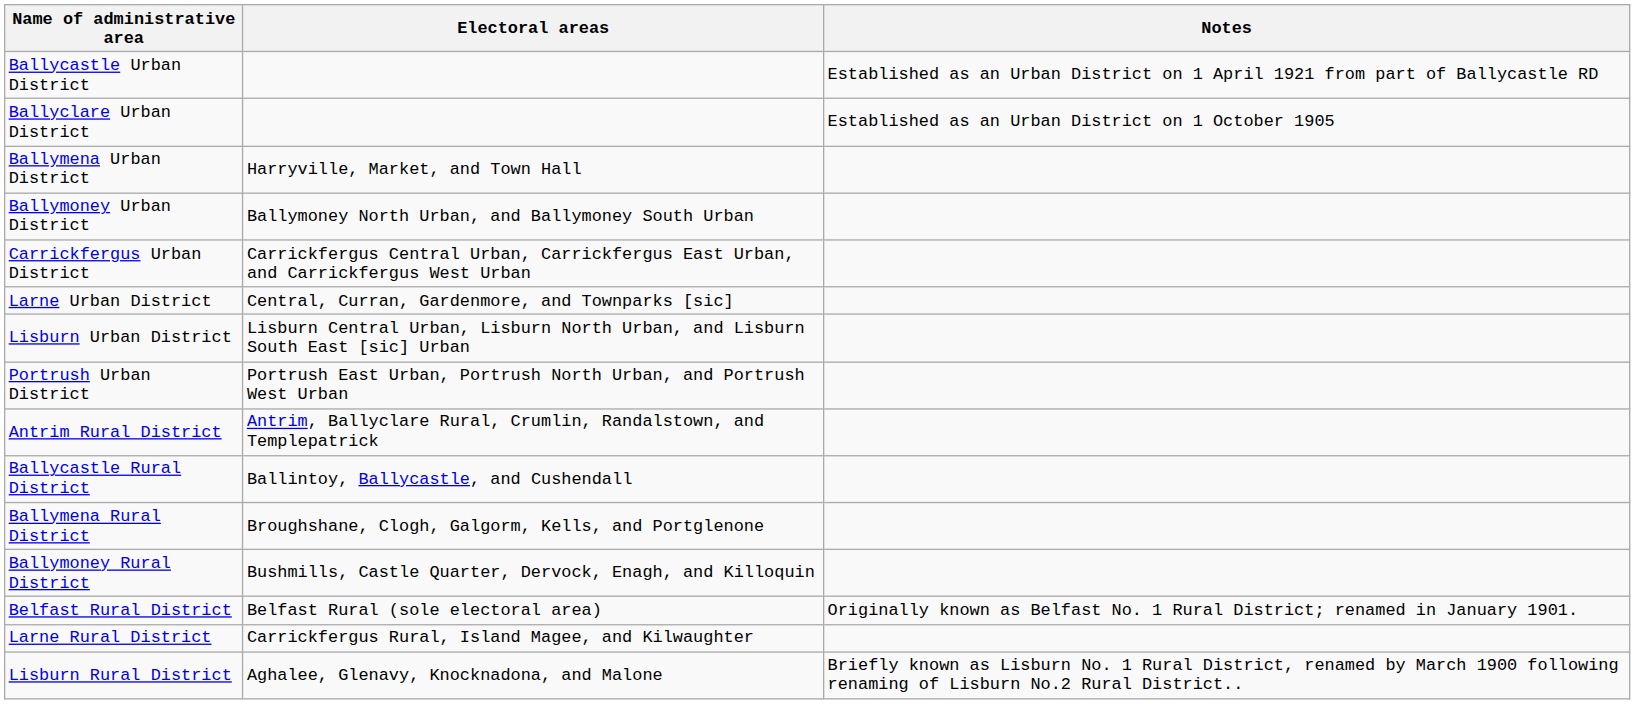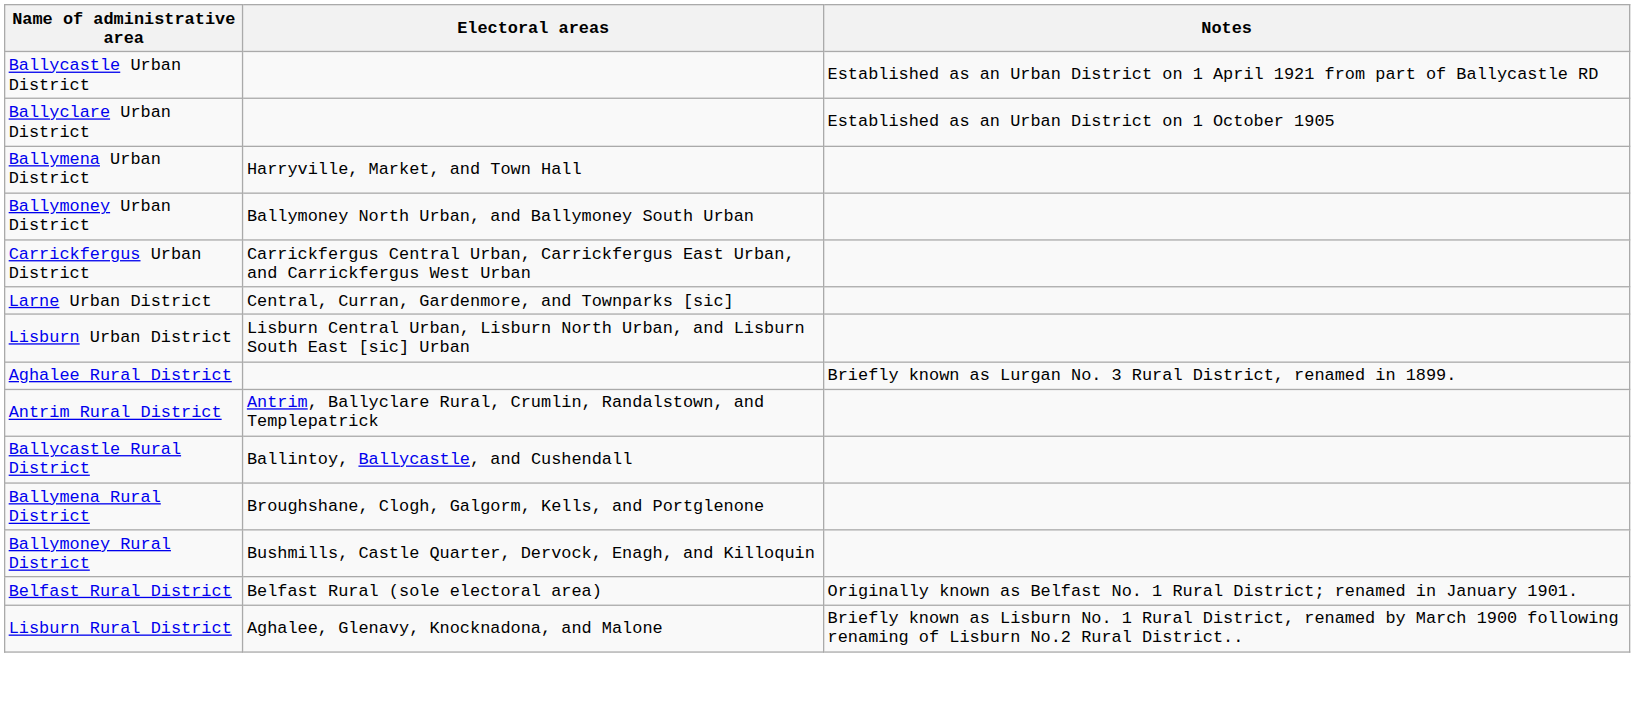- row: (80, 385)
+ row: (120, 375)
- row: (110, 638)
